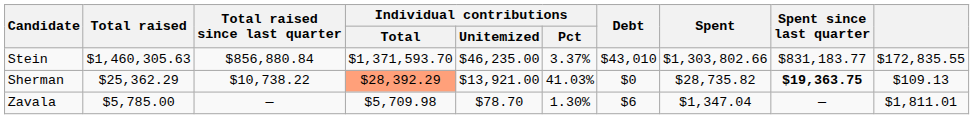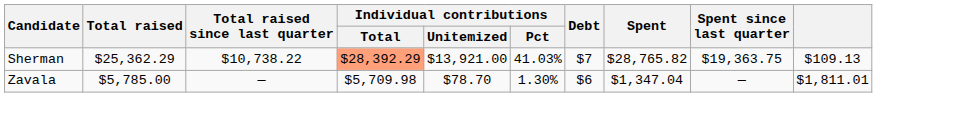- row: (28, 59)
(629, 81) $0 -> (584, 59) $7
(715, 81) $28,735.82 -> (647, 59) $28,765.82
(822, 81) bold -> (742, 59) normal
